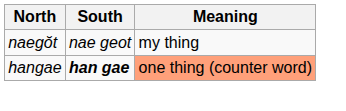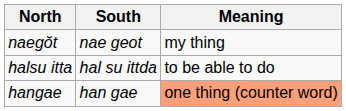+ row: (40, 67)
(99, 67) bold -> (109, 93) normal
